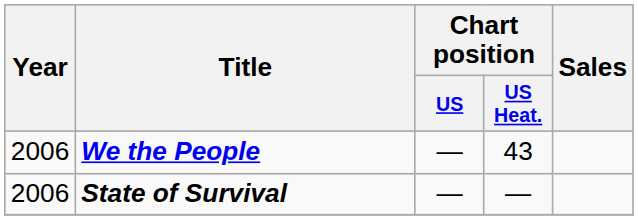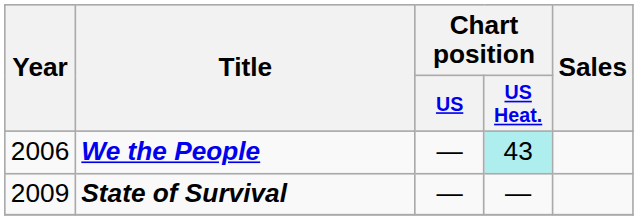(518, 151) no background -> (518, 151) paleturquoise background
(40, 193) 2006 -> (40, 193) 2009
